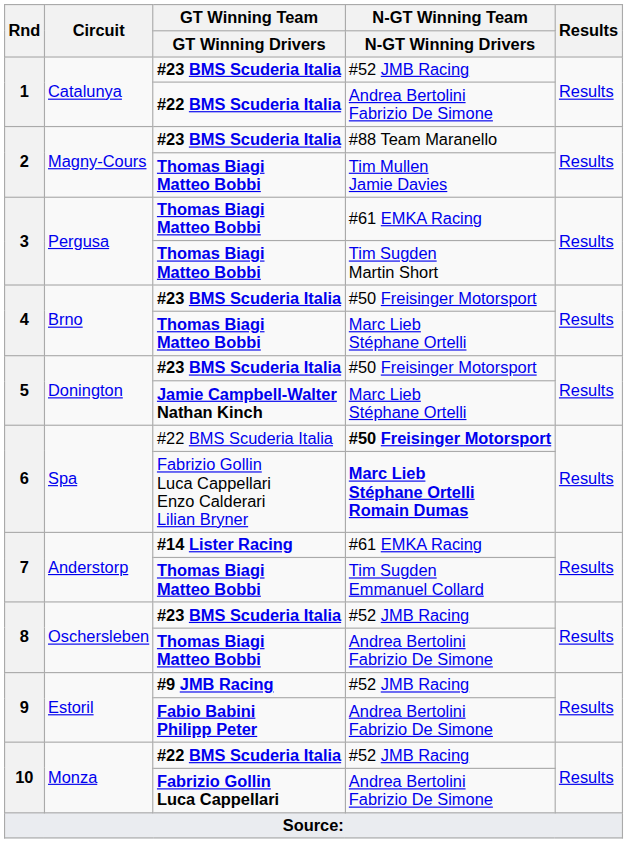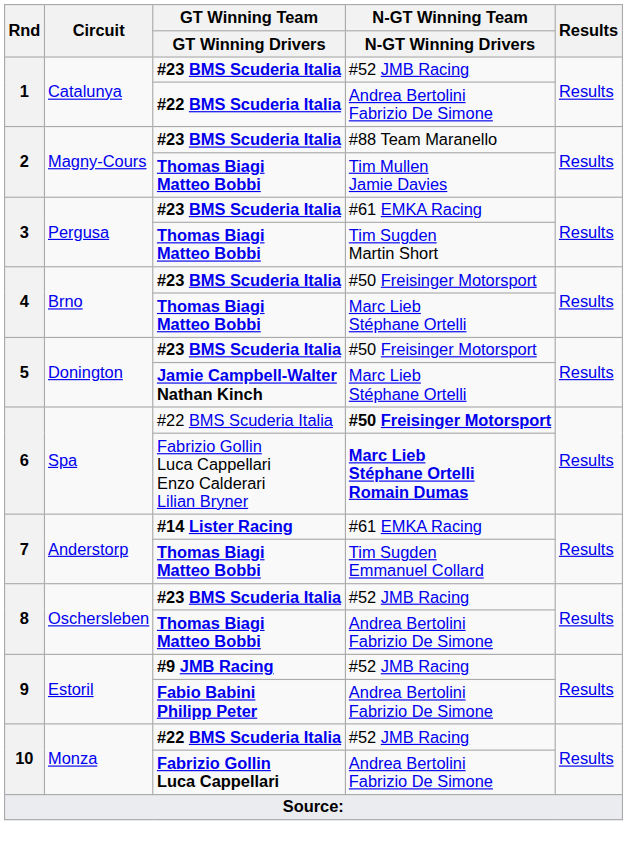(211, 219) Thomas Biagi Matteo Bobbi -> (249, 210) #23 BMS Scuderia Italia
